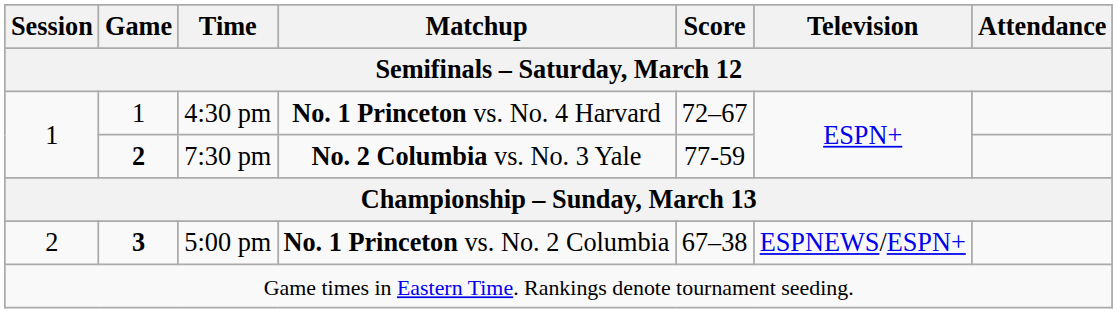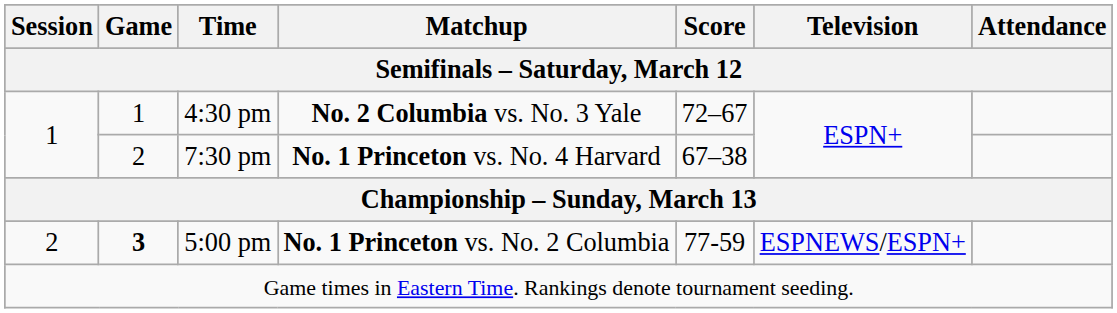(476, 113) No. 1 Princeton vs. No. 4 Harvard -> (476, 113) No. 2 Columbia vs. No. 3 Yale
(139, 156) bold -> (139, 156) normal
(476, 156) No. 2 Columbia vs. No. 3 Yale -> (476, 156) No. 1 Princeton vs. No. 4 Harvard
(715, 156) 77-59 -> (715, 156) 67–38
(715, 243) 67–38 -> (715, 243) 77-59
